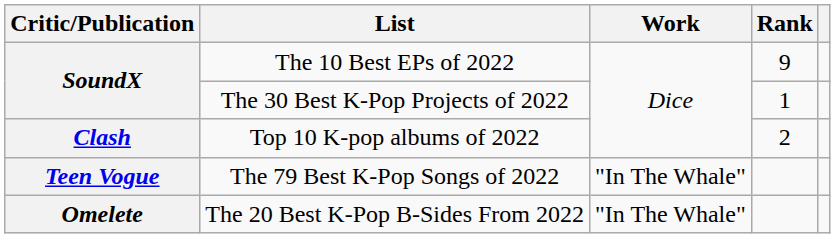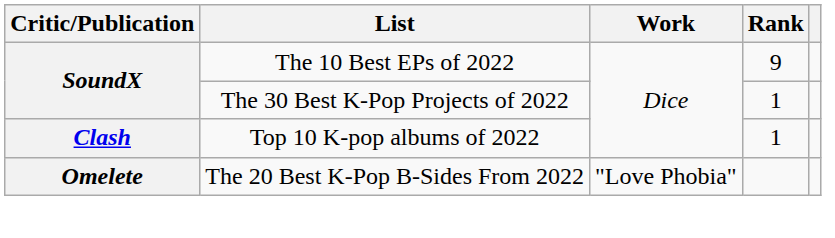(785, 137) 2 -> (776, 137) 1
- row: (395, 175)
(670, 213) "In The Whale" -> (666, 175) "Love Phobia"
